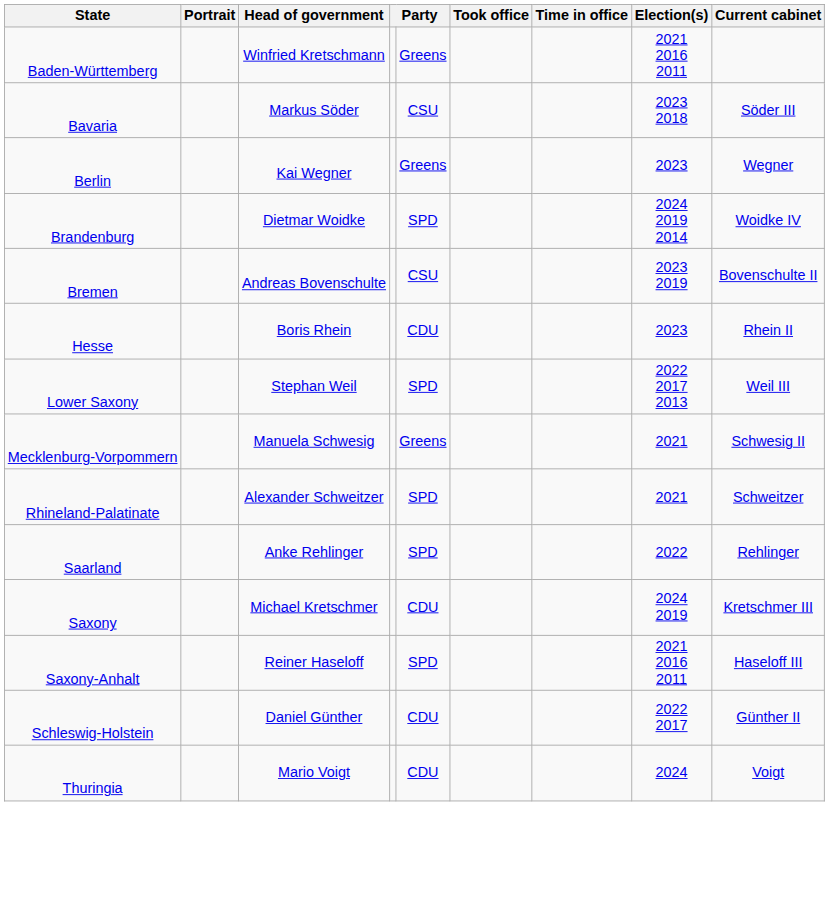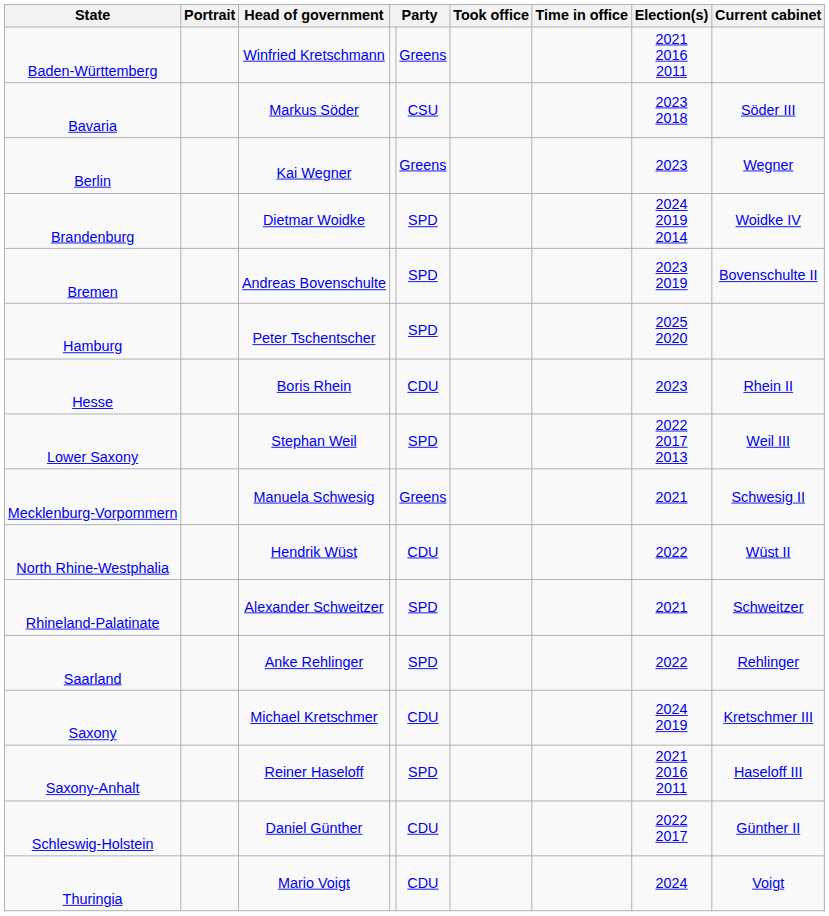(423, 275) CSU -> (423, 275) SPD
+ row: (93, 347)
+ row: (93, 568)
